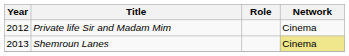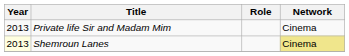(18, 28) 2012 -> (18, 28) 2013
(18, 43) no background -> (18, 43) lightyellow background
